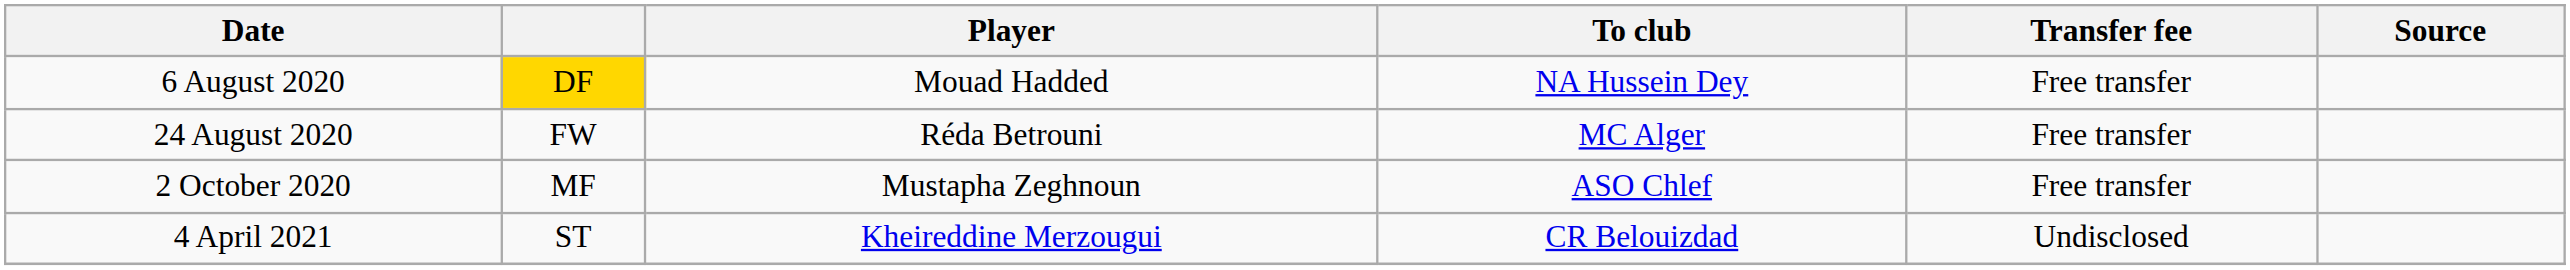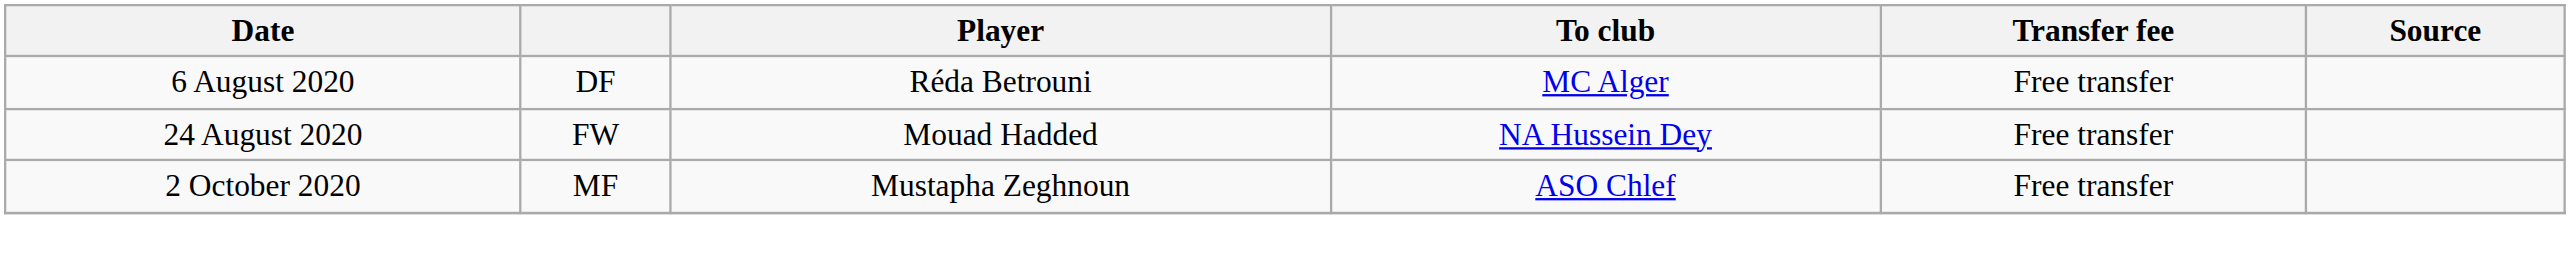(573, 81) gold background -> (596, 81) no background
(1011, 81) Mouad Hadded -> (1001, 81) Réda Betrouni
(1642, 81) NA Hussein Dey -> (1606, 81) MC Alger
(1011, 133) Réda Betrouni -> (1001, 133) Mouad Hadded
(1642, 133) MC Alger -> (1606, 133) NA Hussein Dey
- row: (253, 237)
